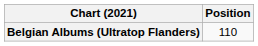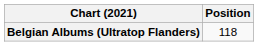(228, 31) 110 -> (228, 31) 118
